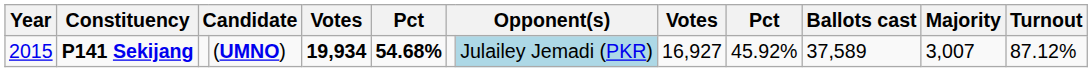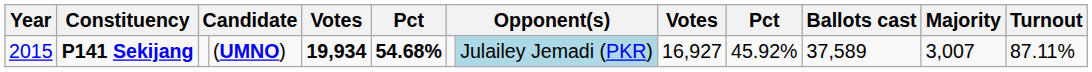(1043, 51) 87.12% -> (1042, 51) 87.11%
